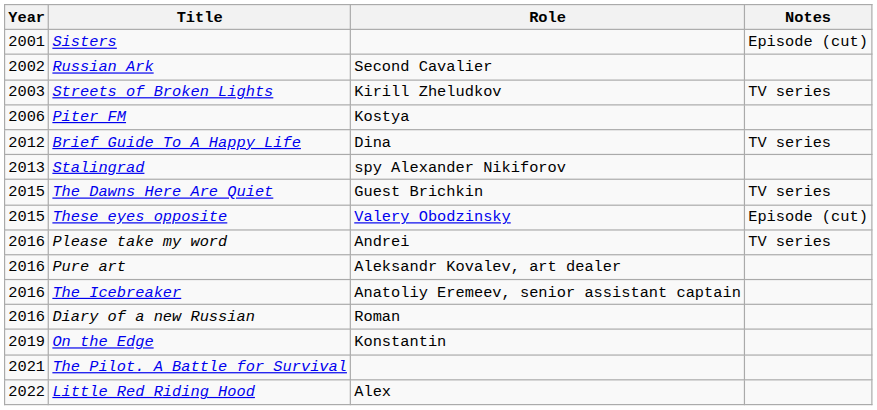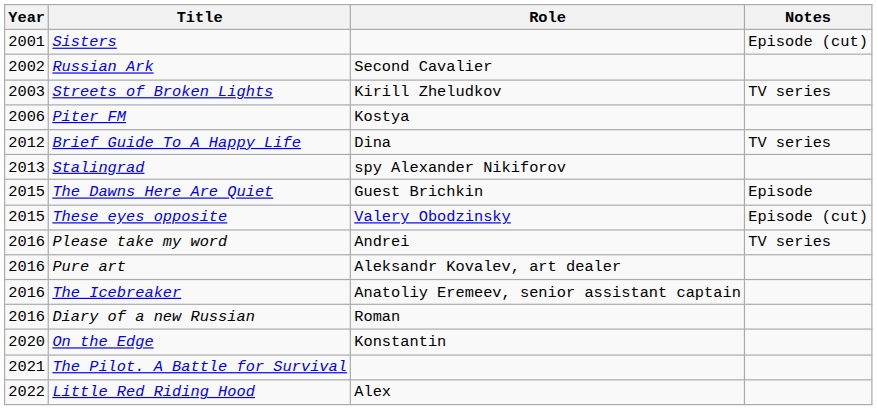(790, 192) TV series -> (780, 192) Episode
(27, 342) 2019 -> (27, 342) 2020
